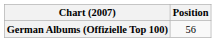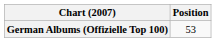(191, 29) 56 -> (191, 29) 53
